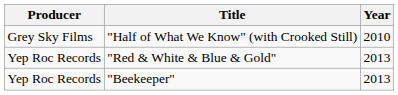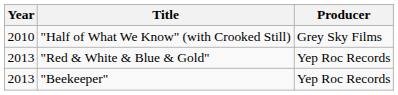columns swapped: (377, 15) <-> (54, 15)
